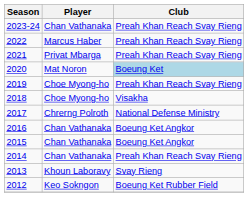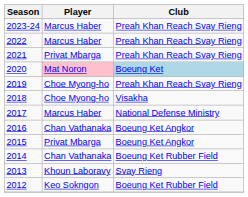(78, 26) Chan Vathanaka -> (73, 26) Marcus Haber
(65, 69) no background -> (65, 69) pink background
(76, 113) Chrerng Polroth -> (73, 113) Marcus Haber
(78, 142) Chan Vathanaka -> (72, 142) Privat Mbarga
(179, 156) Preah Khan Reach Svay Rieng -> (167, 156) Boeung Ket Rubber Field
